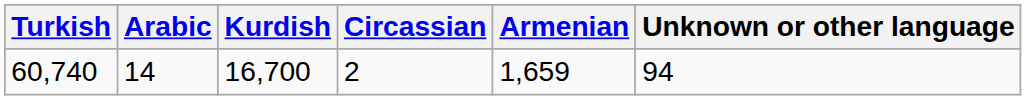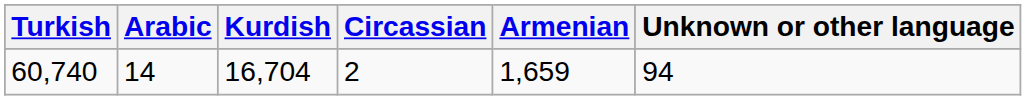(268, 71) 16,700 -> (268, 71) 16,704
